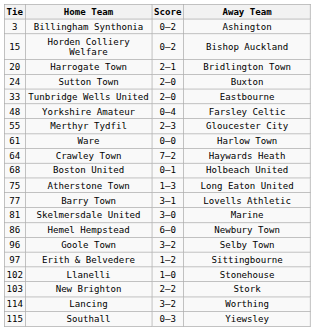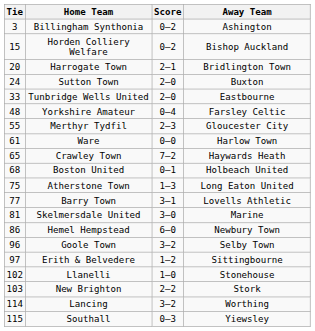(15, 156) 64 -> (15, 156) 65
